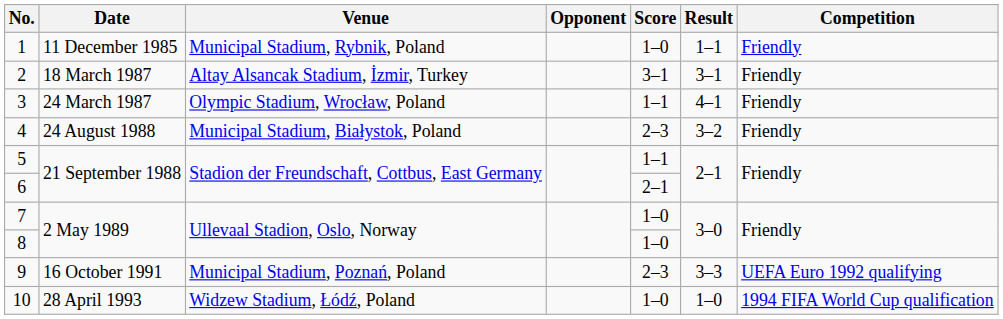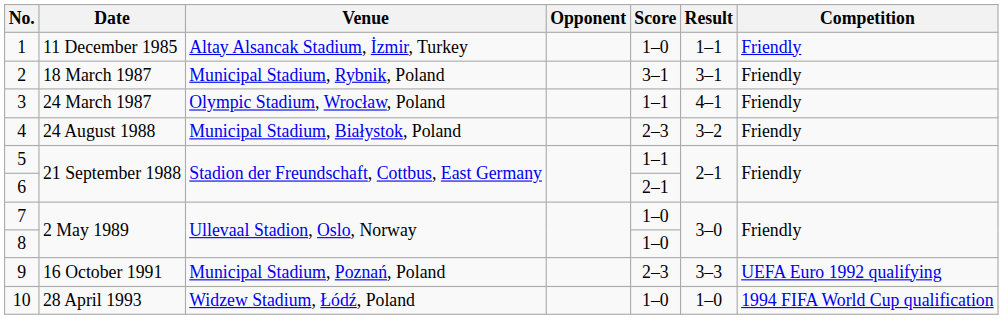(317, 46) Municipal Stadium, Rybnik, Poland -> (329, 46) Altay Alsancak Stadium, İzmir, Turkey
(329, 74) Altay Alsancak Stadium, İzmir, Turkey -> (317, 74) Municipal Stadium, Rybnik, Poland
